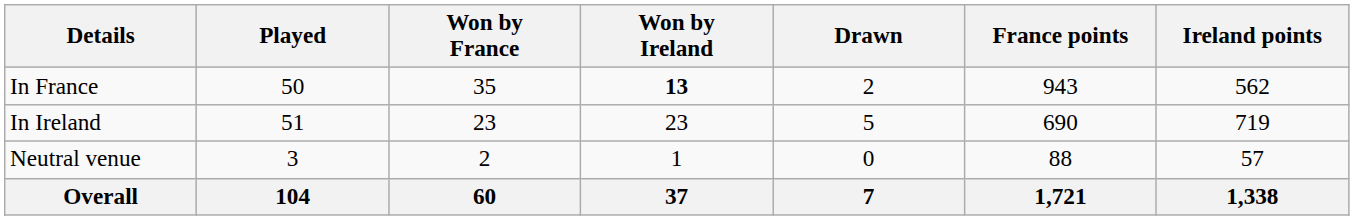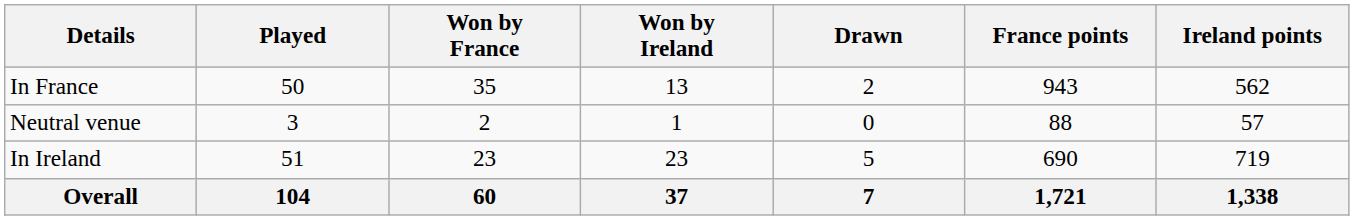(677, 85) bold -> (677, 85) normal
rows swapped: (55, 122) <-> (75, 159)
